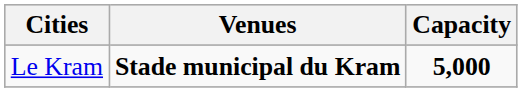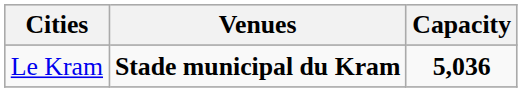(462, 65) 5,000 -> (462, 65) 5,036
